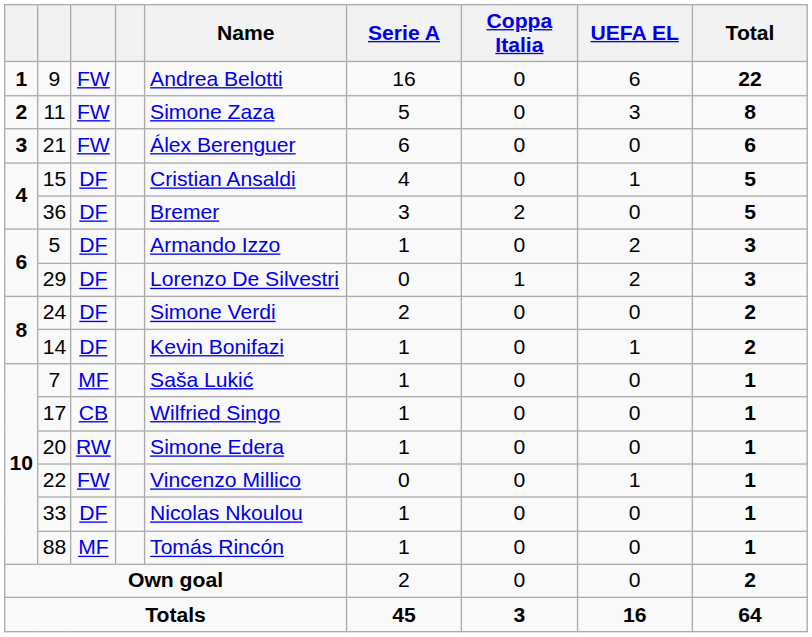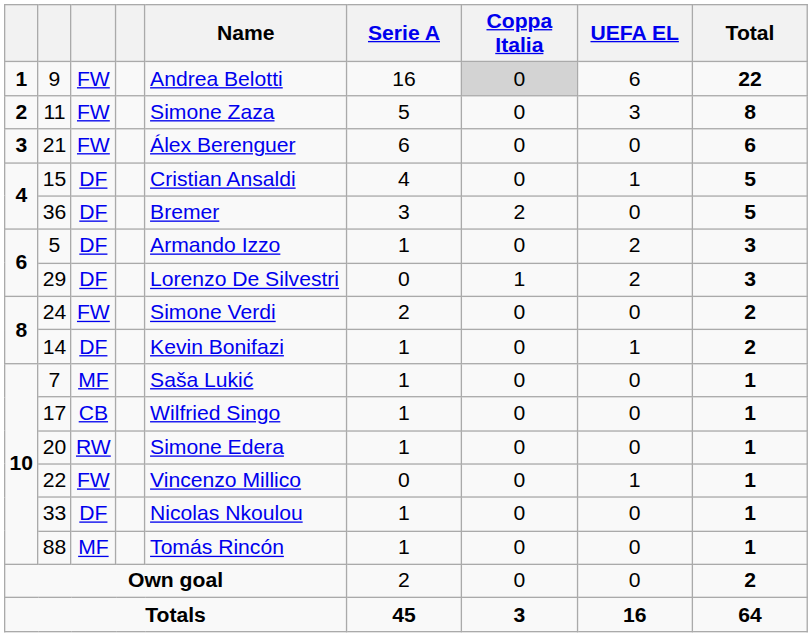(519, 78) no background -> (519, 78) lightgrey background
(93, 312) DF -> (93, 312) FW
